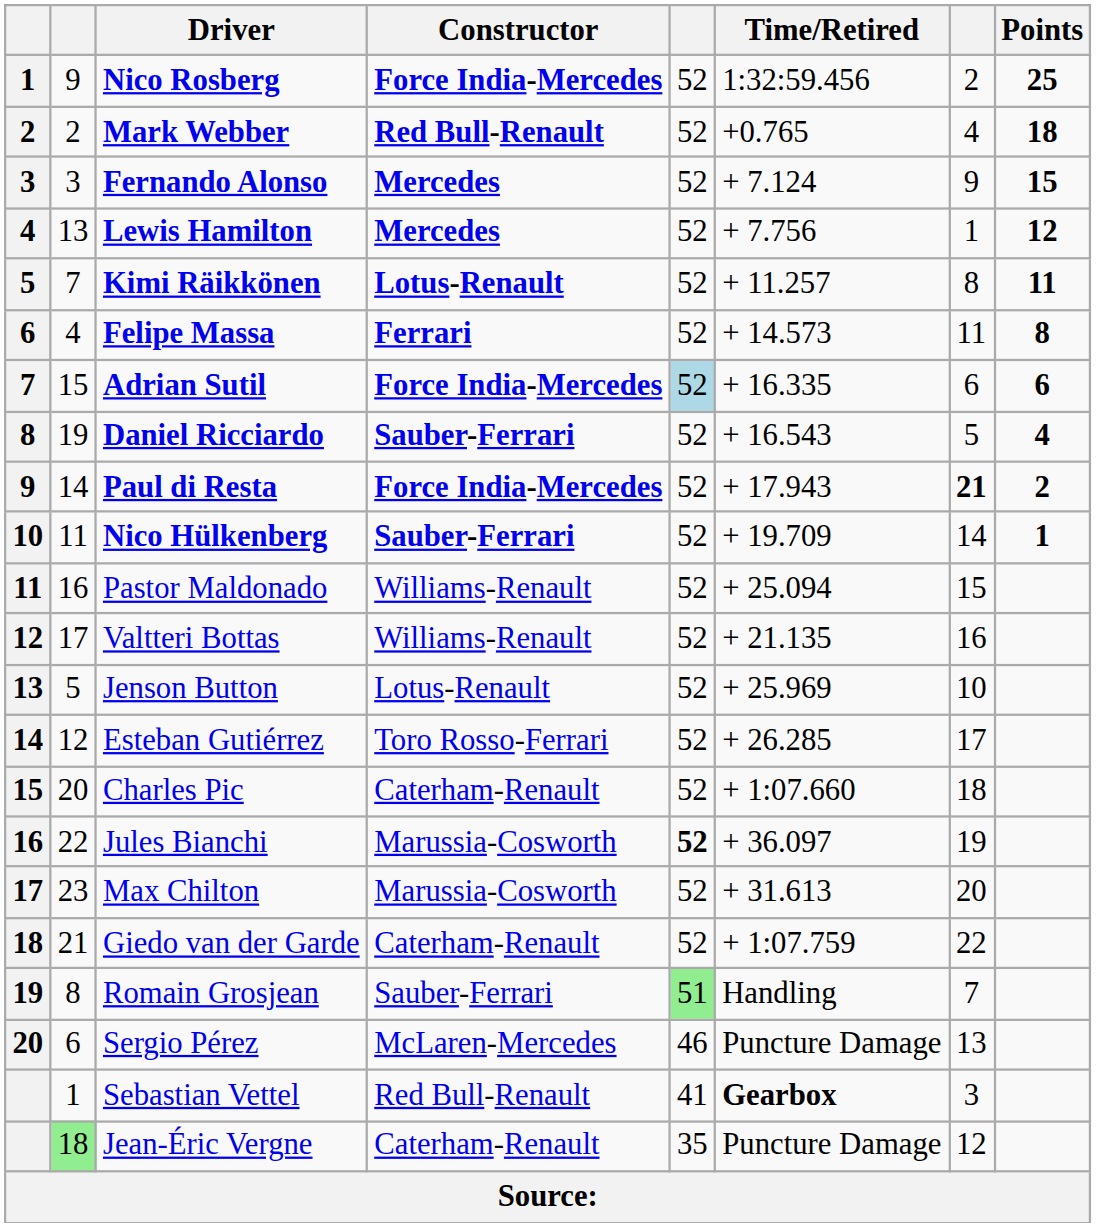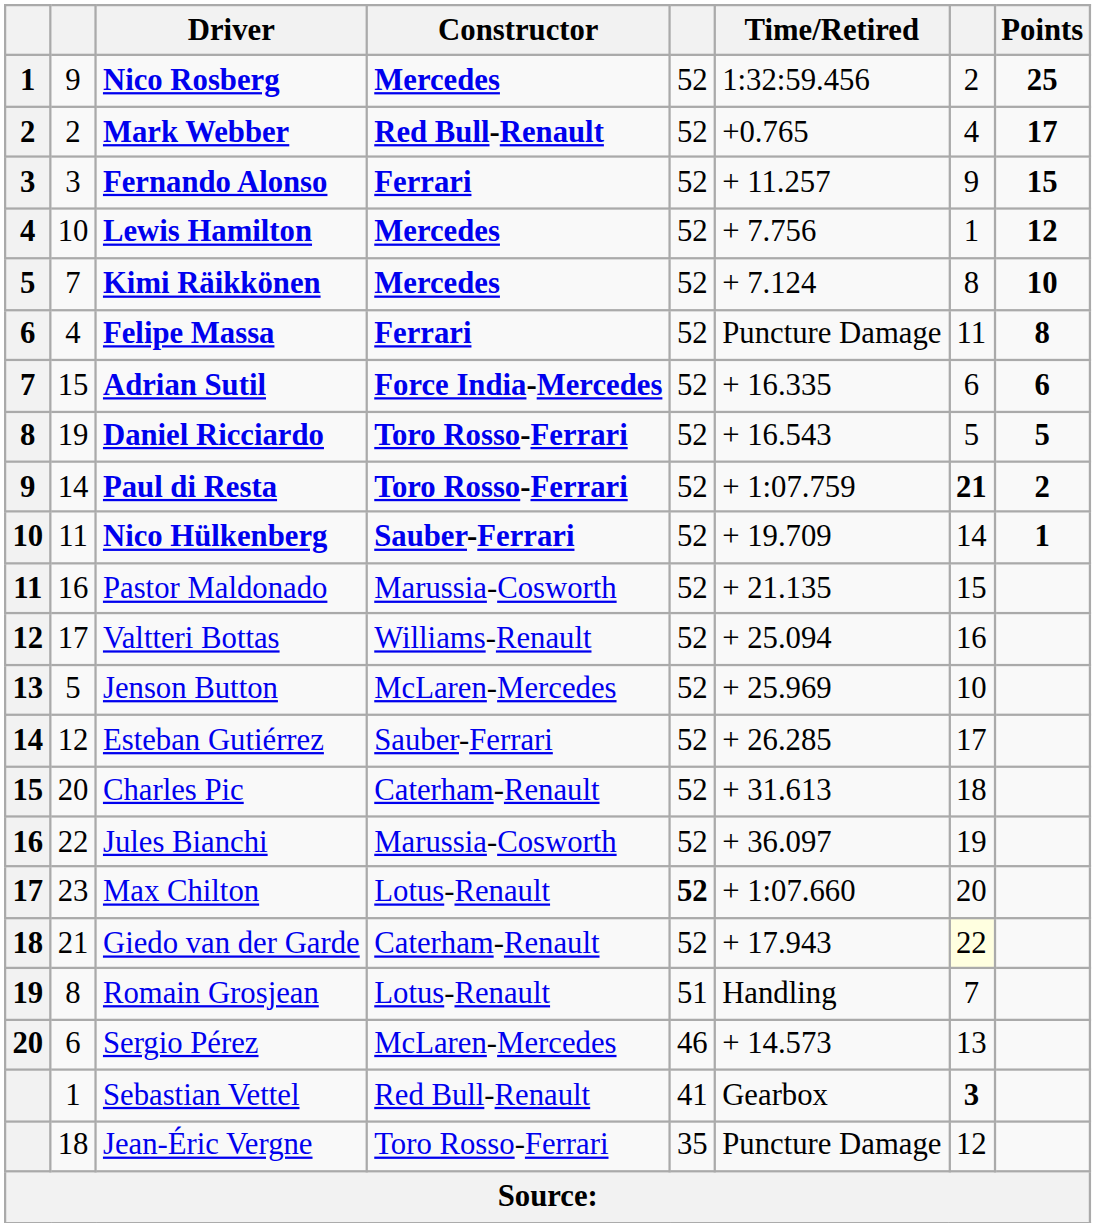(518, 80) Force India-Mercedes -> (437, 80) Mercedes
(1042, 130) 18 -> (1042, 130) 17
(437, 181) Mercedes -> (423, 181) Ferrari
(769, 181) + 7.124 -> (776, 181) + 11.257
(73, 232) 13 -> (73, 232) 10
(469, 282) Lotus-Renault -> (437, 282) Mercedes
(776, 282) + 11.257 -> (769, 282) + 7.124
(1042, 282) 11 -> (1042, 282) 10
(777, 333) + 14.573 -> (832, 333) Puncture Damage
(692, 384) lightblue background -> (692, 384) no background
(474, 435) Sauber-Ferrari -> (501, 435) Toro Rosso-Ferrari
(1042, 435) 4 -> (1042, 435) 5
(518, 485) Force India-Mercedes -> (501, 485) Toro Rosso-Ferrari
(777, 485) + 17.943 -> (789, 485) + 1:07.759
(483, 587) Williams-Renault -> (495, 587) Marussia-Cosworth
(777, 587) + 25.094 -> (777, 587) + 21.135
(777, 637) + 21.135 -> (777, 637) + 25.094
(462, 688) Lotus-Renault -> (495, 688) McLaren-Mercedes
(491, 739) Toro Rosso-Ferrari -> (464, 739) Sauber-Ferrari
(789, 790) + 1:07.660 -> (777, 790) + 31.613
(692, 840) bold -> (692, 840) normal
(495, 891) Marussia-Cosworth -> (462, 891) Lotus-Renault
(692, 891) normal -> (692, 891) bold
(777, 891) + 31.613 -> (789, 891) + 1:07.660
(789, 942) + 1:07.759 -> (777, 942) + 17.943
(971, 942) no background -> (971, 942) lightyellow background
(464, 992) Sauber-Ferrari -> (462, 992) Lotus-Renault
(692, 992) lightgreen background -> (692, 992) no background
(832, 1043) Puncture Damage -> (777, 1043) + 14.573
(779, 1094) bold -> (775, 1094) normal
(971, 1094) normal -> (971, 1094) bold
(73, 1145) lightgreen background -> (73, 1145) no background
(487, 1145) Caterham-Renault -> (491, 1145) Toro Rosso-Ferrari
